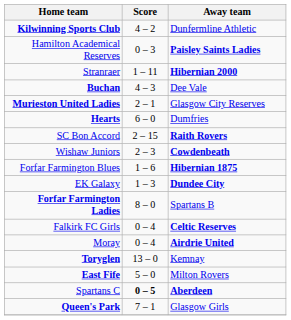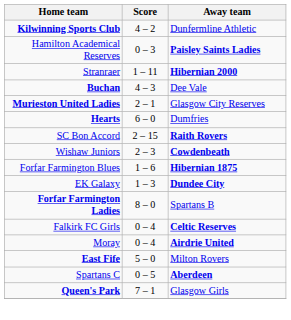- row: (101, 258)
(145, 290) bold -> (145, 274) normal
